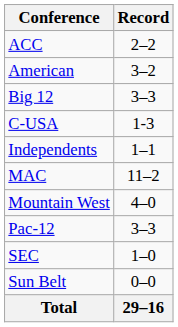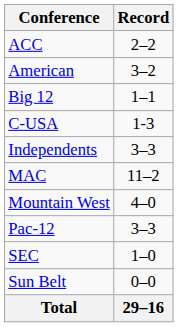(143, 96) 3–3 -> (143, 96) 1–1
(143, 149) 1–1 -> (143, 149) 3–3
